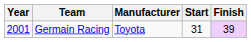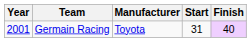(229, 29) 39 -> (229, 29) 40
